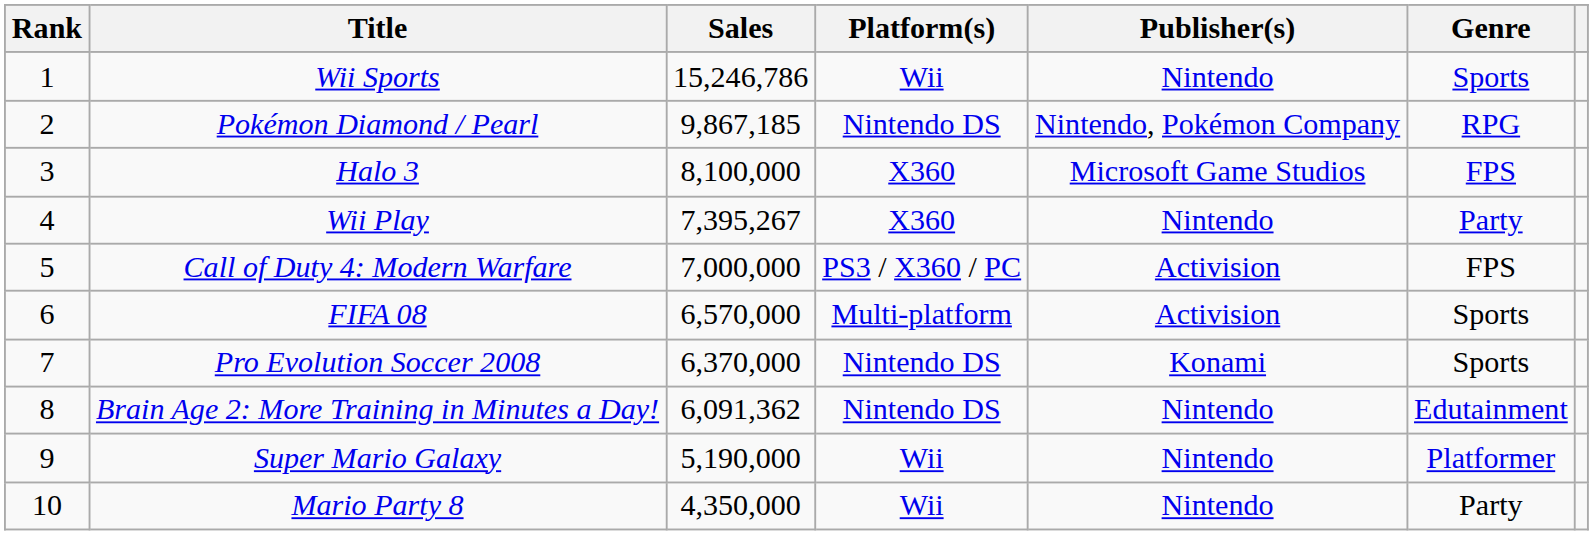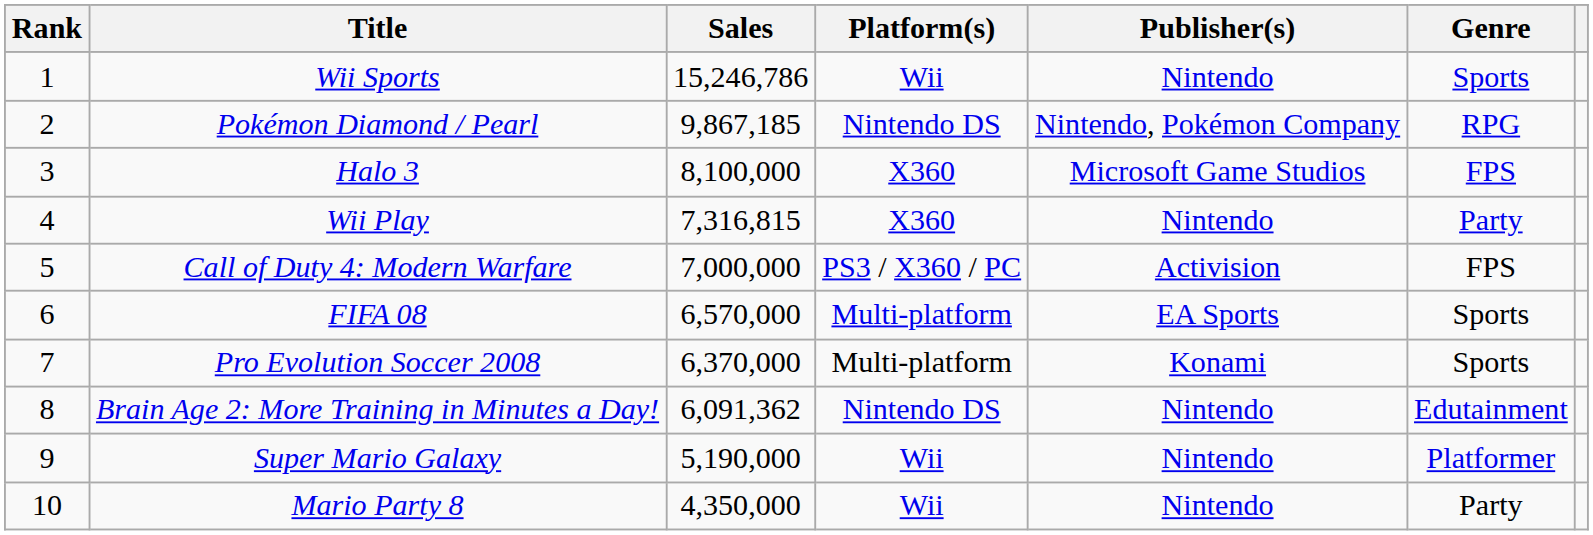(741, 219) 7,395,267 -> (741, 219) 7,316,815
(1218, 314) Activision -> (1218, 314) EA Sports
(922, 362) Nintendo DS -> (922, 362) Multi-platform
